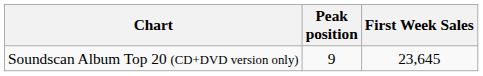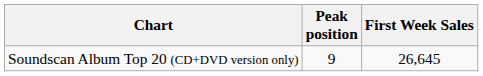(419, 58) 23,645 -> (419, 58) 26,645
